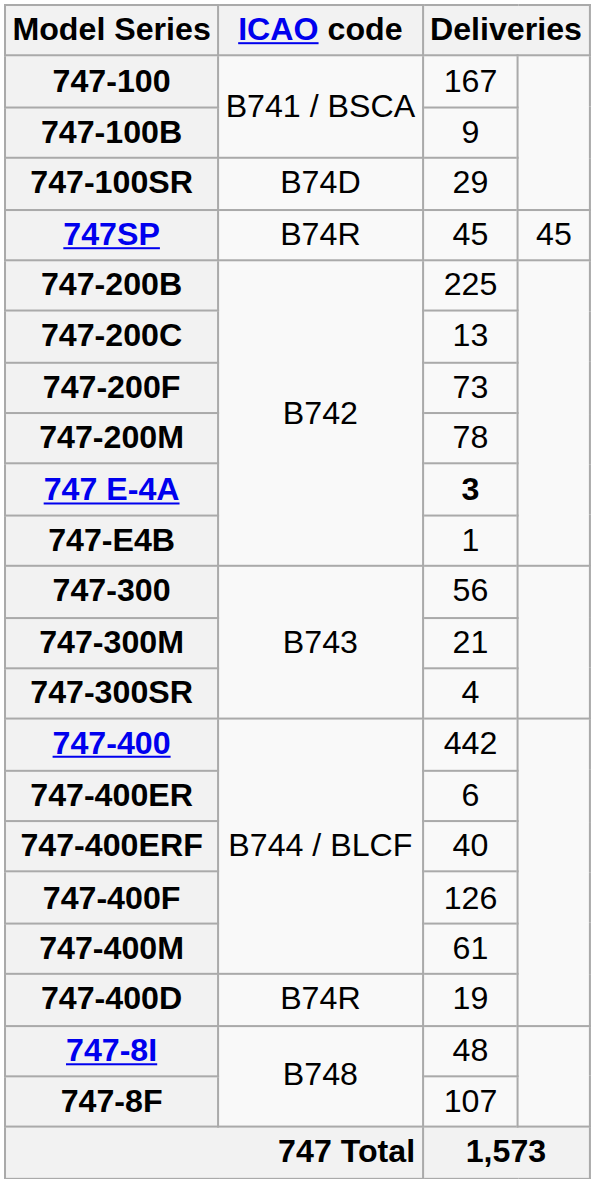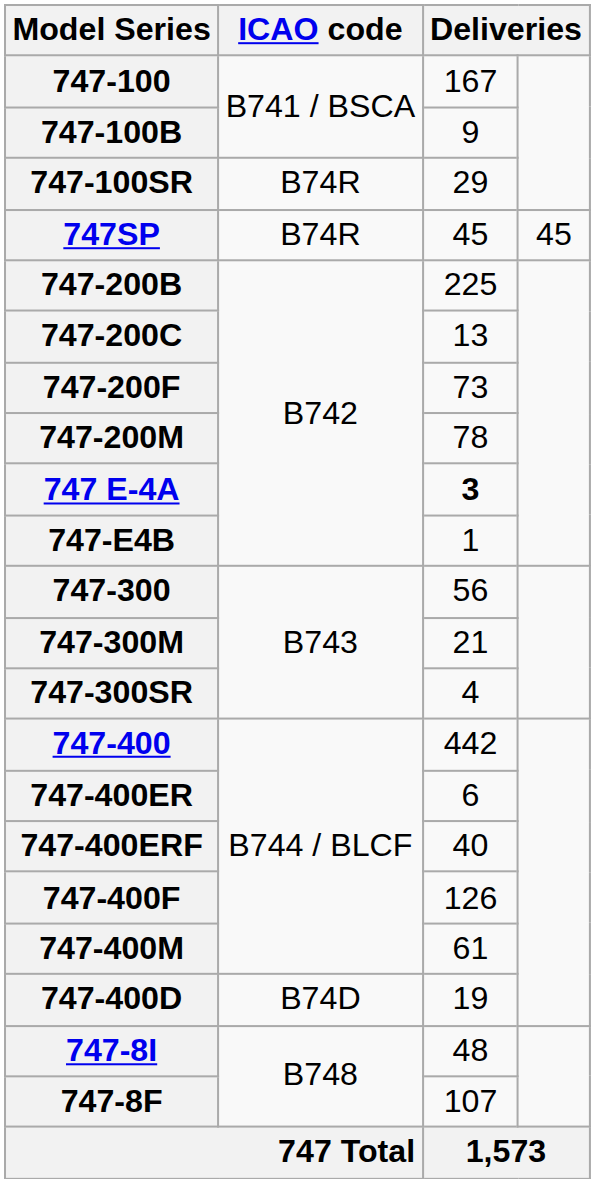(320, 183) B74D -> (320, 183) B74R
(320, 999) B74R -> (320, 999) B74D
